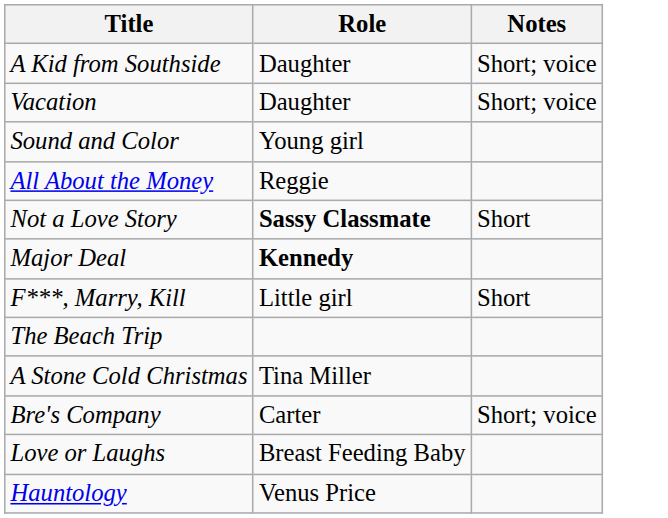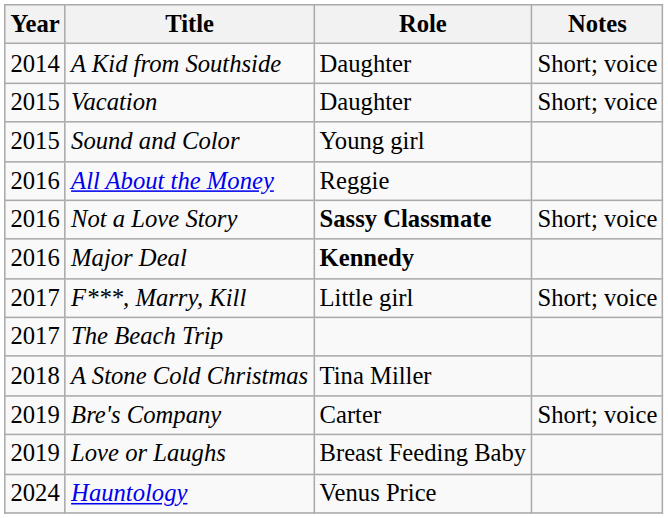+ column: (35, 24)
(504, 219) Short -> (597, 219) Short; voice
(504, 297) Short -> (597, 297) Short; voice
